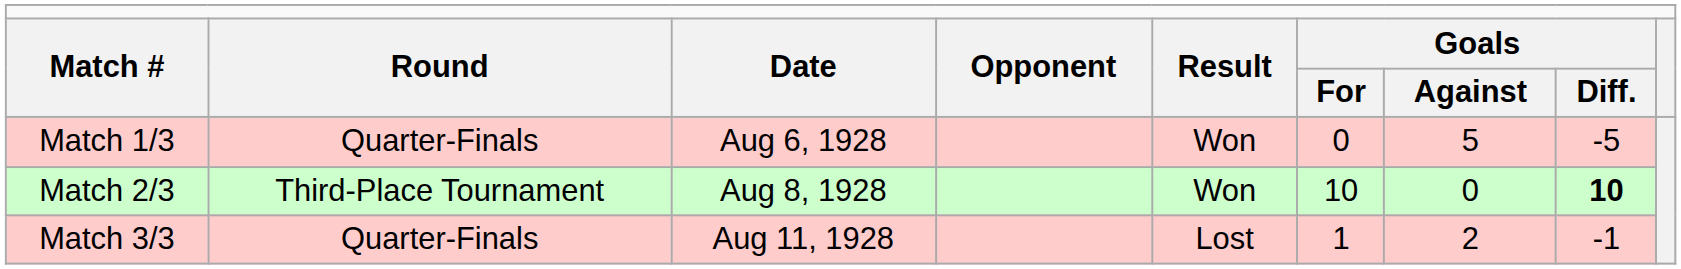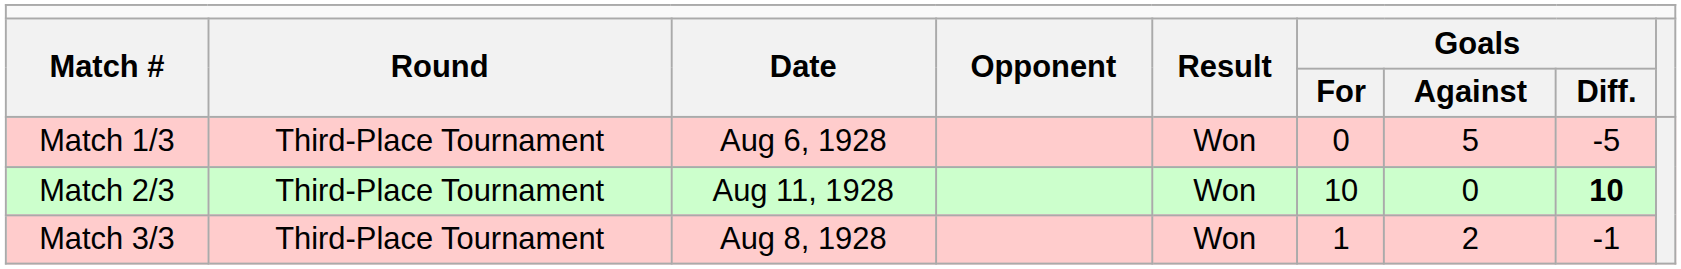(440, 141) Quarter-Finals -> (440, 141) Third-Place Tournament
(803, 190) Aug 8, 1928 -> (803, 190) Aug 11, 1928
(440, 239) Quarter-Finals -> (440, 239) Third-Place Tournament
(803, 239) Aug 11, 1928 -> (803, 239) Aug 8, 1928
(1225, 239) Lost -> (1225, 239) Won
